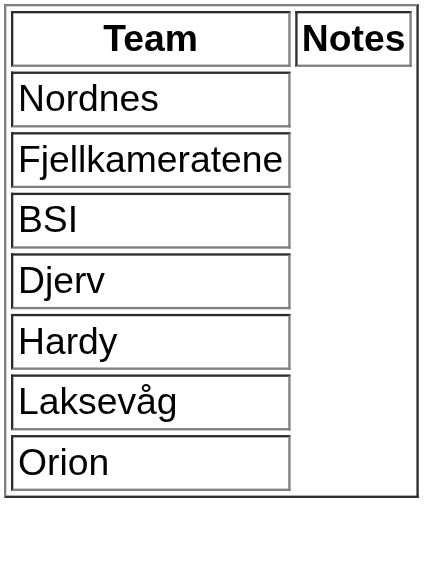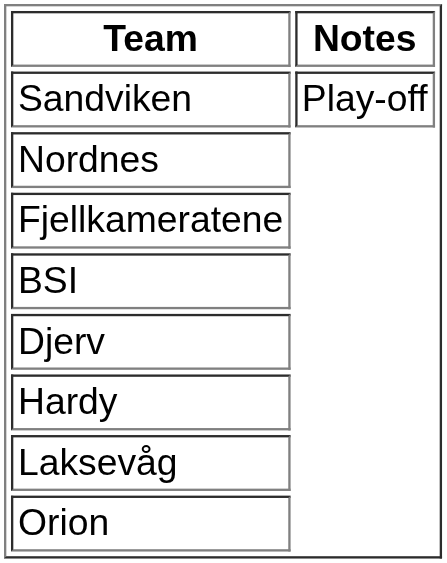+ row: (105, 98)
